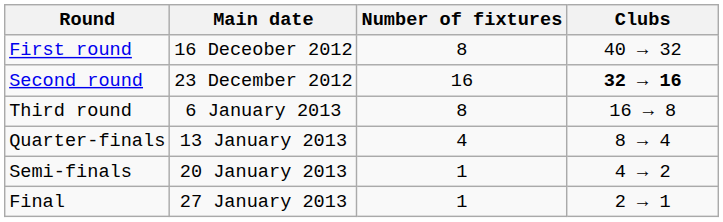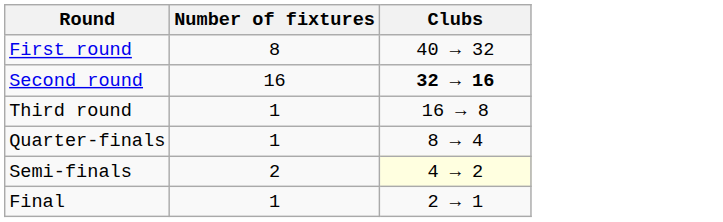- column: (263, 20)
(462, 111) 8 -> (275, 111) 1
(462, 141) 4 -> (275, 141) 1
(462, 171) 1 -> (275, 171) 2
(643, 171) no background -> (455, 171) lightyellow background
